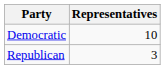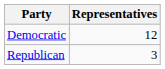(151, 34) 10 -> (151, 34) 12
